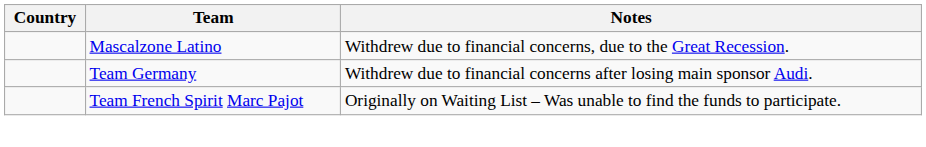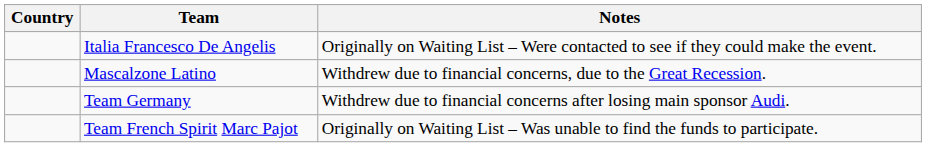+ row: (180, 45)
